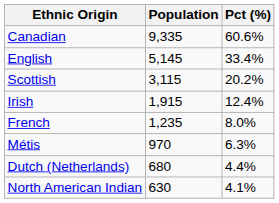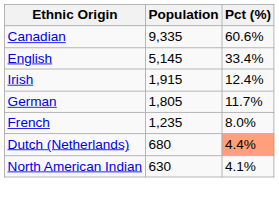- row: (32, 79)
+ row: (32, 101)
- row: (24, 144)
(240, 166) no background -> (240, 144) lightsalmon background
